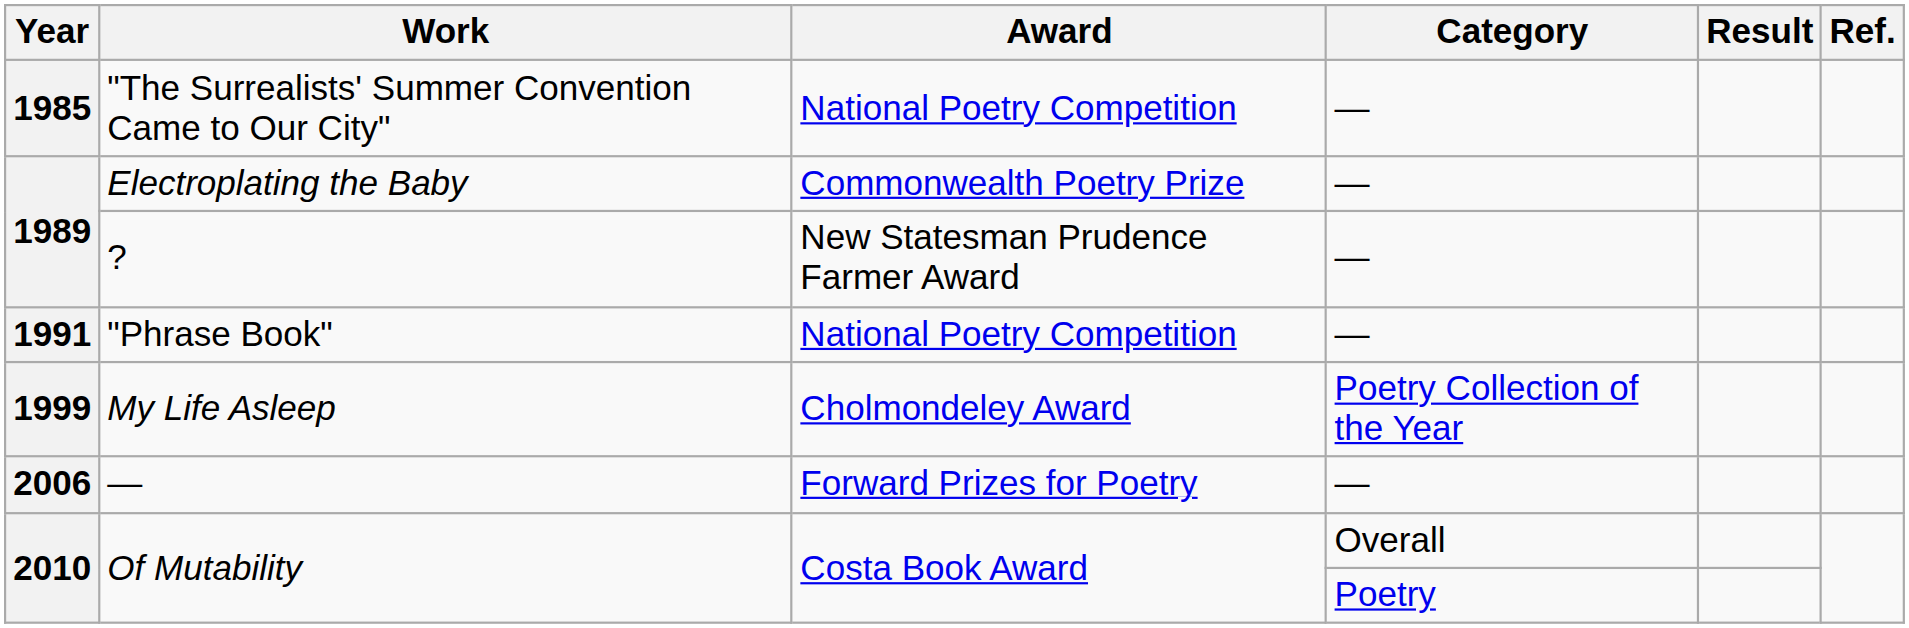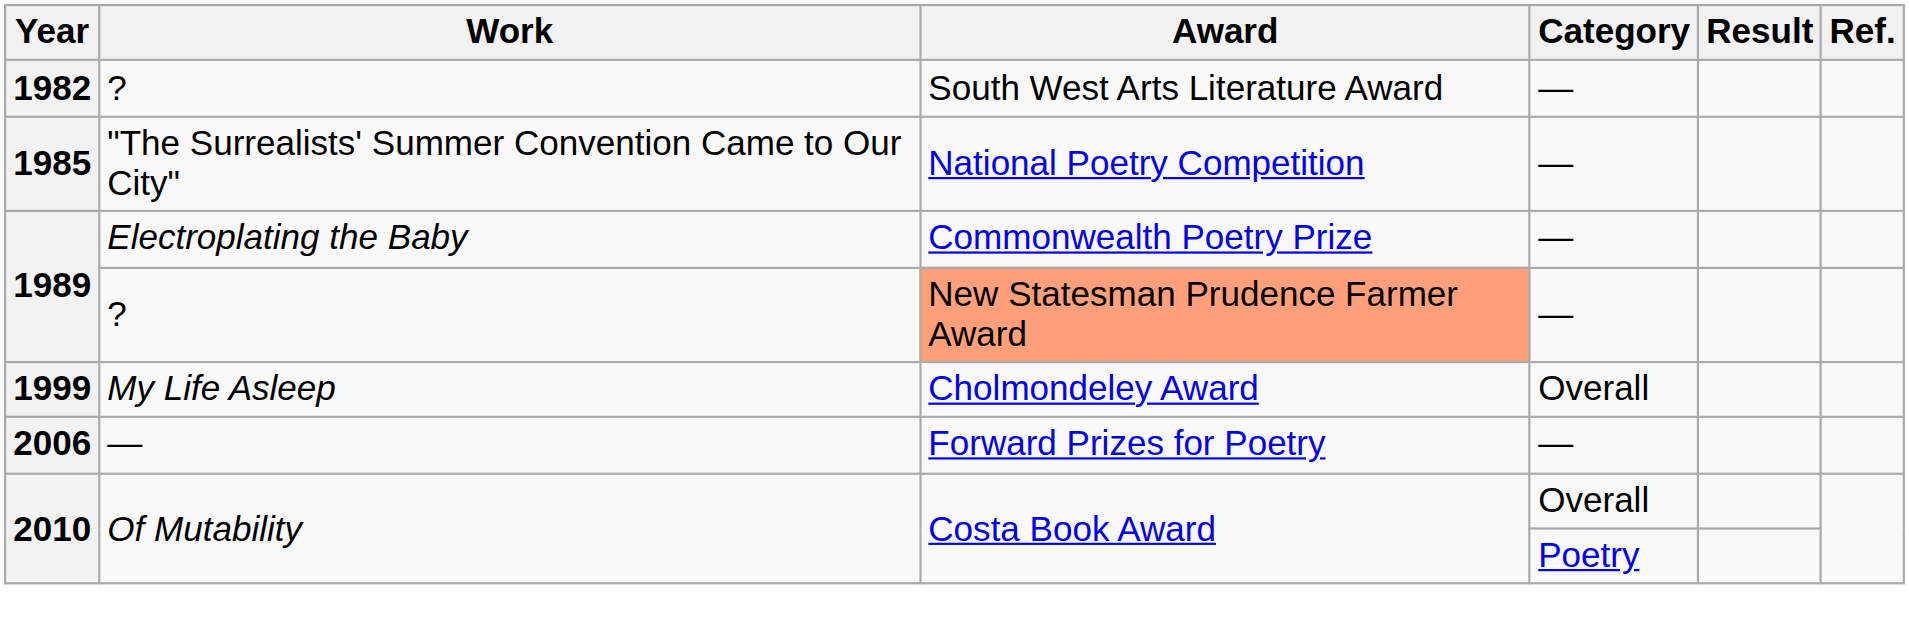+ row: (52, 87)
(1004, 258) no background -> (1193, 313) lightsalmon background
- row: (52, 333)
(1487, 408) Poetry Collection of the Year -> (1594, 388) Overall
